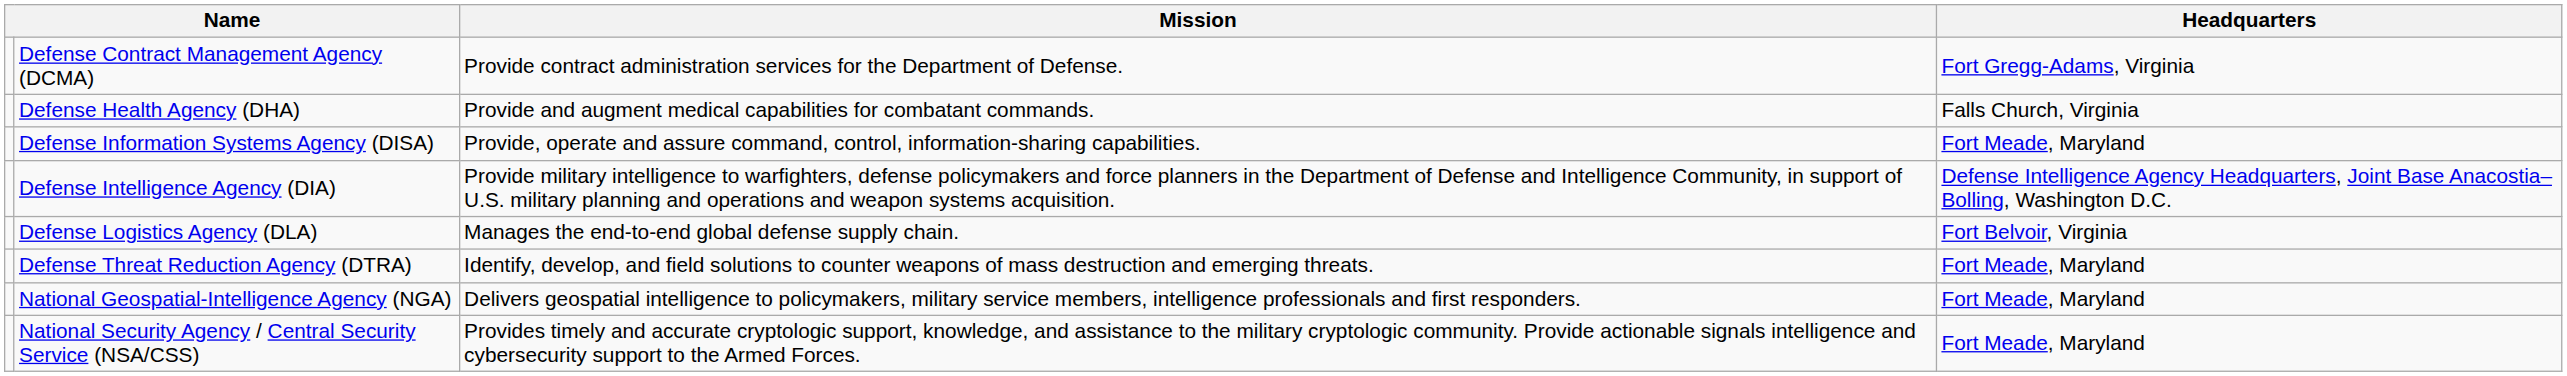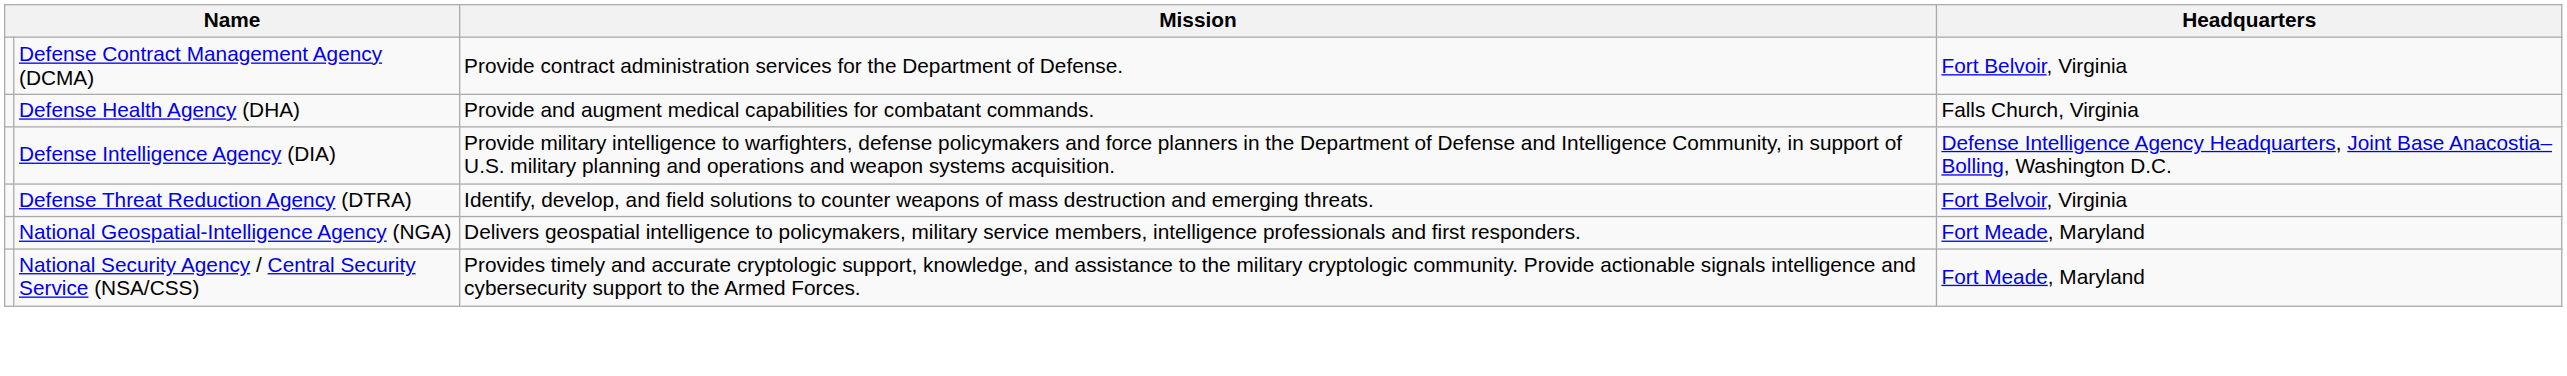(2068, 65) Fort Gregg-Adams, Virginia -> (2034, 65) Fort Belvoir, Virginia
- row: (227, 143)
- row: (168, 232)
(2043, 265) Fort Meade, Maryland -> (2034, 199) Fort Belvoir, Virginia
